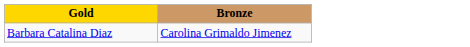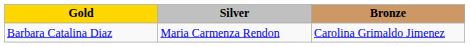+ column: (235, 13)
